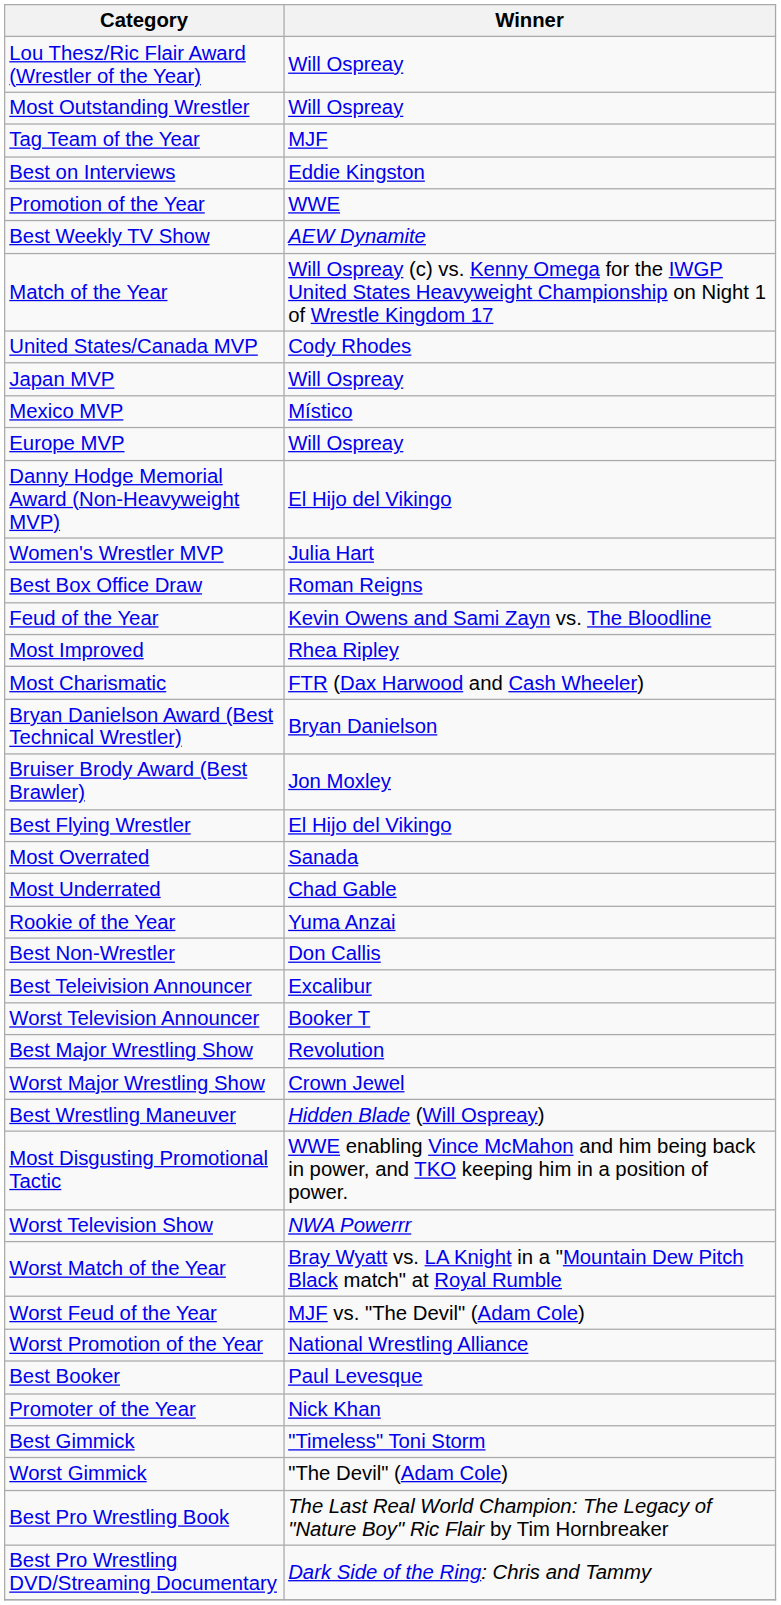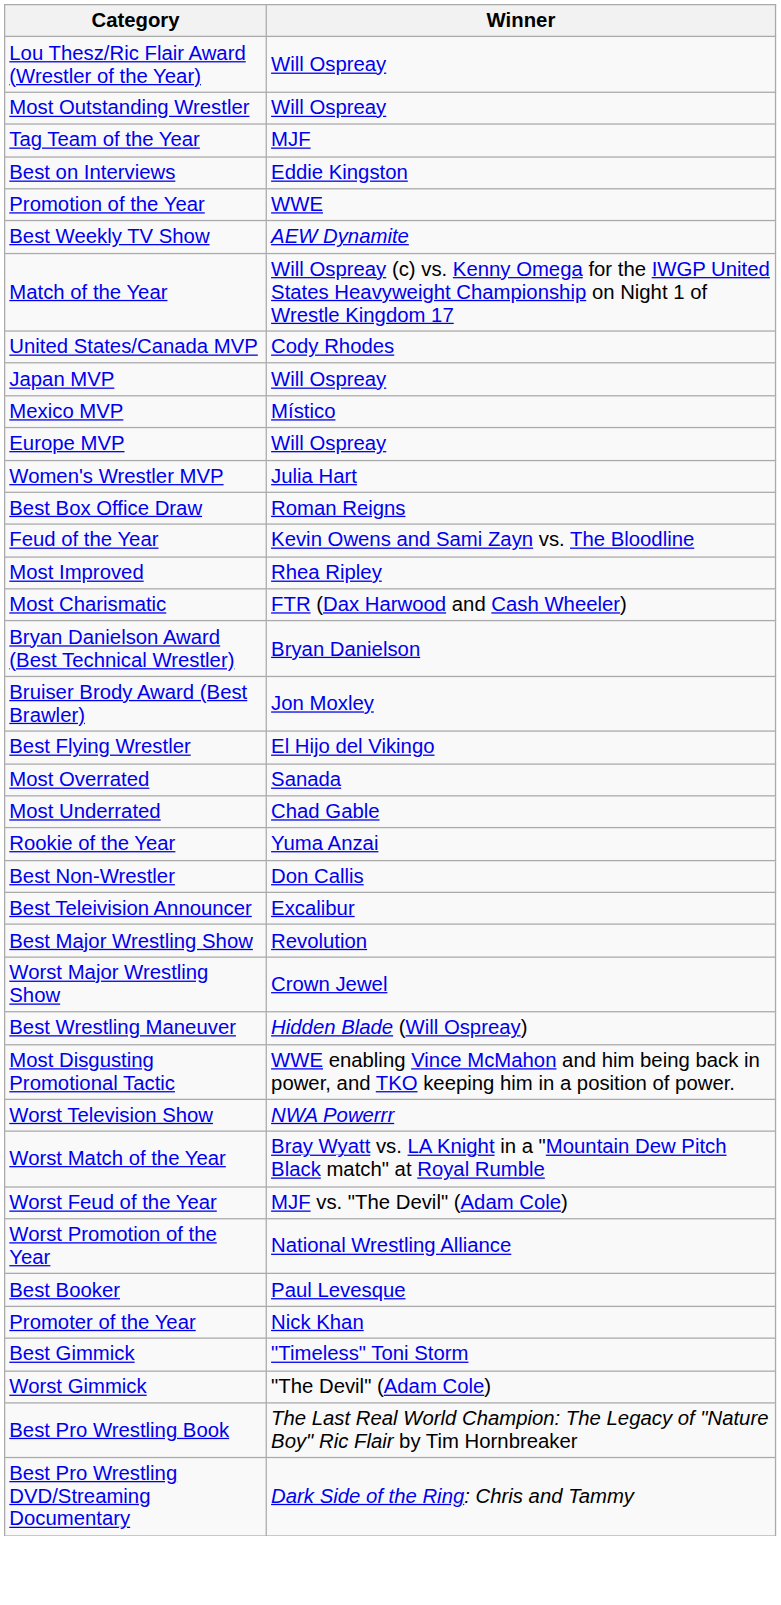- row: (124, 498)
- row: (134, 1018)
